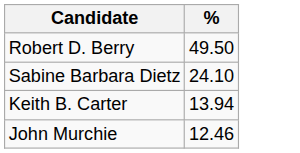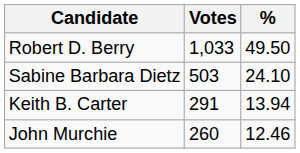+ column: (213, 18)
